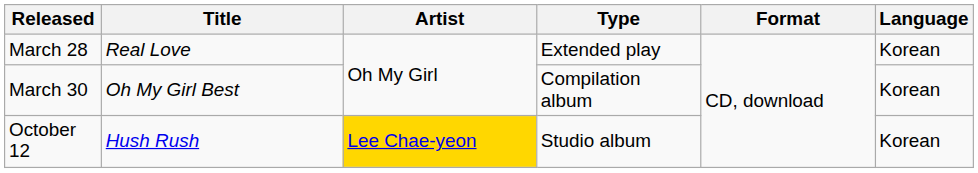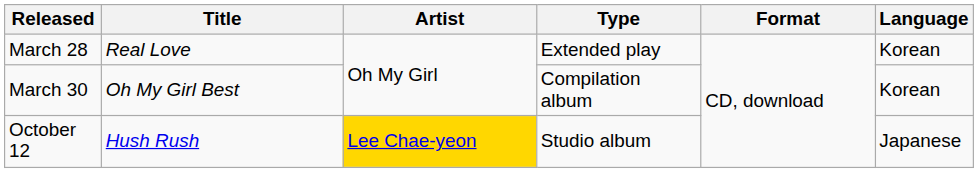(910, 141) Korean -> (920, 141) Japanese
